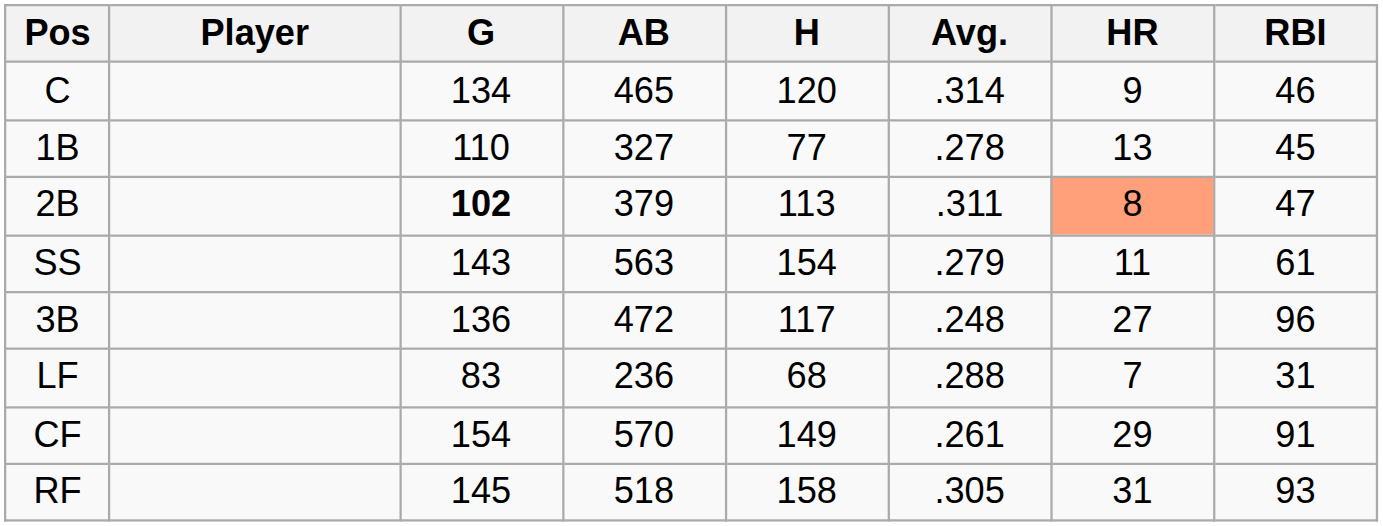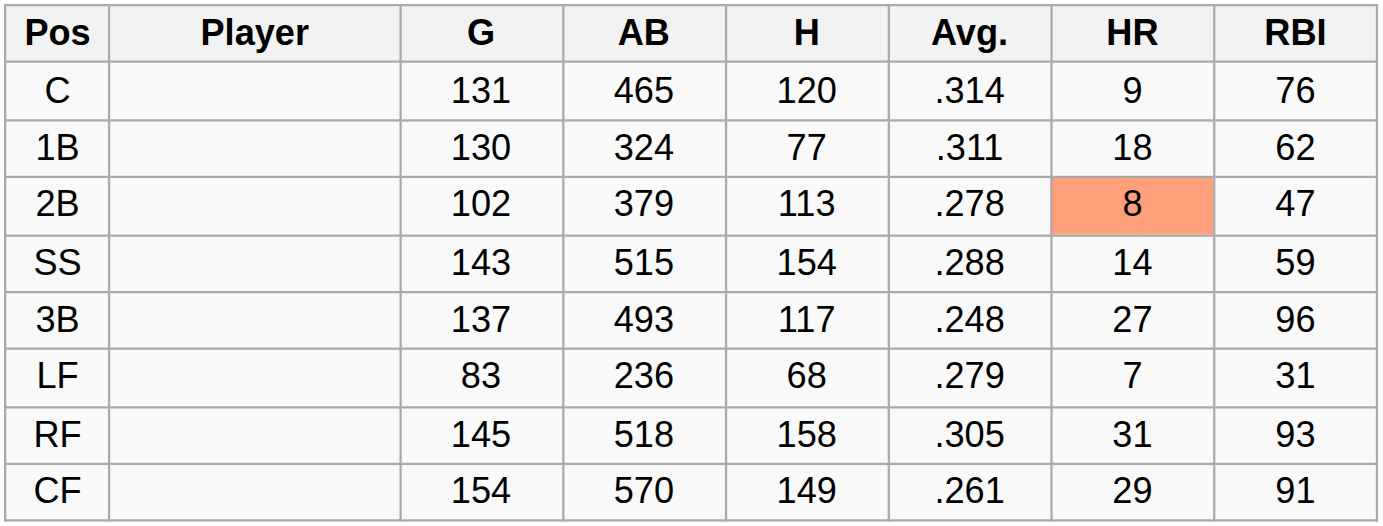(481, 90) 134 -> (481, 90) 131
(1295, 90) 46 -> (1295, 90) 76
(481, 147) 110 -> (481, 147) 130
(644, 147) 327 -> (644, 147) 324
(970, 147) .278 -> (970, 147) .311
(1132, 147) 13 -> (1132, 147) 18
(1295, 147) 45 -> (1295, 147) 62
(481, 205) bold -> (481, 205) normal
(970, 205) .311 -> (970, 205) .278
(644, 262) 563 -> (644, 262) 515
(970, 262) .279 -> (970, 262) .288
(1132, 262) 11 -> (1132, 262) 14
(1295, 262) 61 -> (1295, 262) 59
(481, 319) 136 -> (481, 319) 137
(644, 319) 472 -> (644, 319) 493
(970, 377) .288 -> (970, 377) .279
rows swapped: (58, 434) <-> (58, 491)
